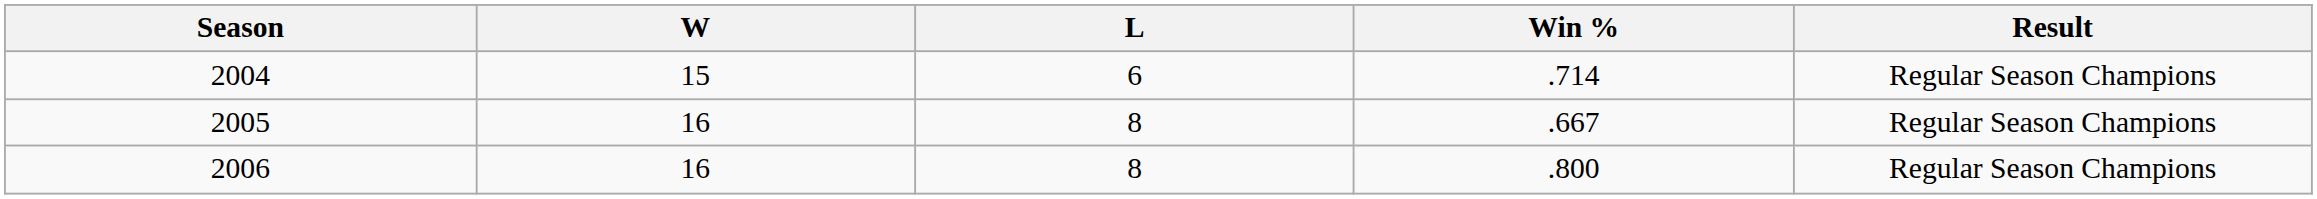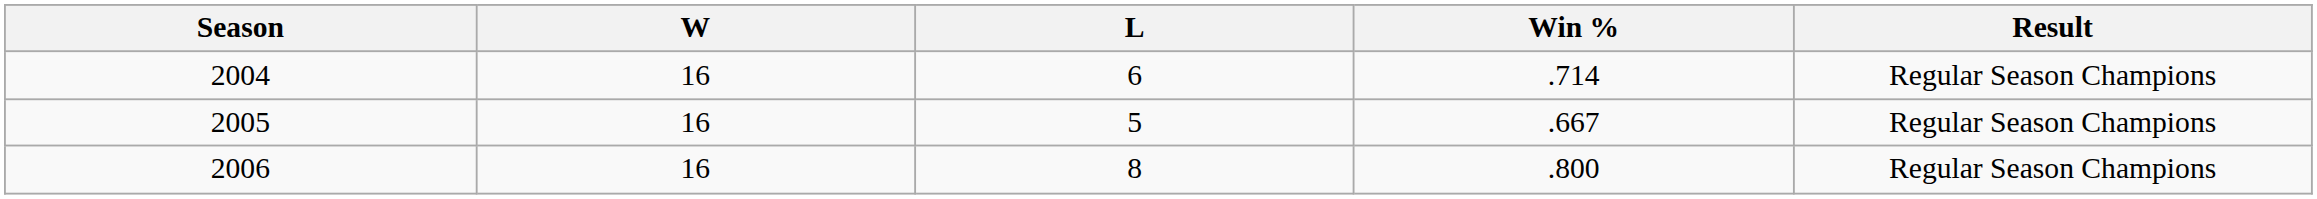(695, 74) 15 -> (695, 74) 16
(1135, 121) 8 -> (1135, 121) 5
